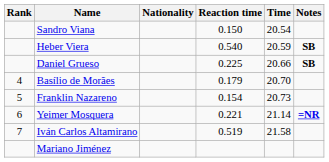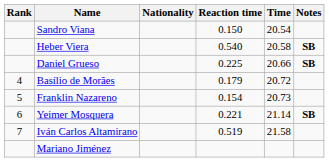(279, 47) 20.59 -> (279, 47) 20.58
(279, 81) 20.70 -> (279, 81) 20.72
(309, 115) =NR -> (309, 115) SB
